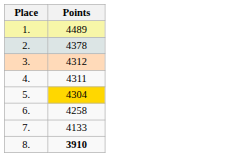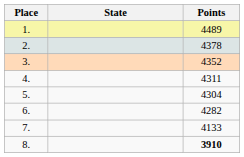+ column: (116, 12)
(77, 62) 4312 -> (211, 62) 4352
(77, 95) gold background -> (211, 95) no background
(77, 111) 4258 -> (211, 111) 4282
